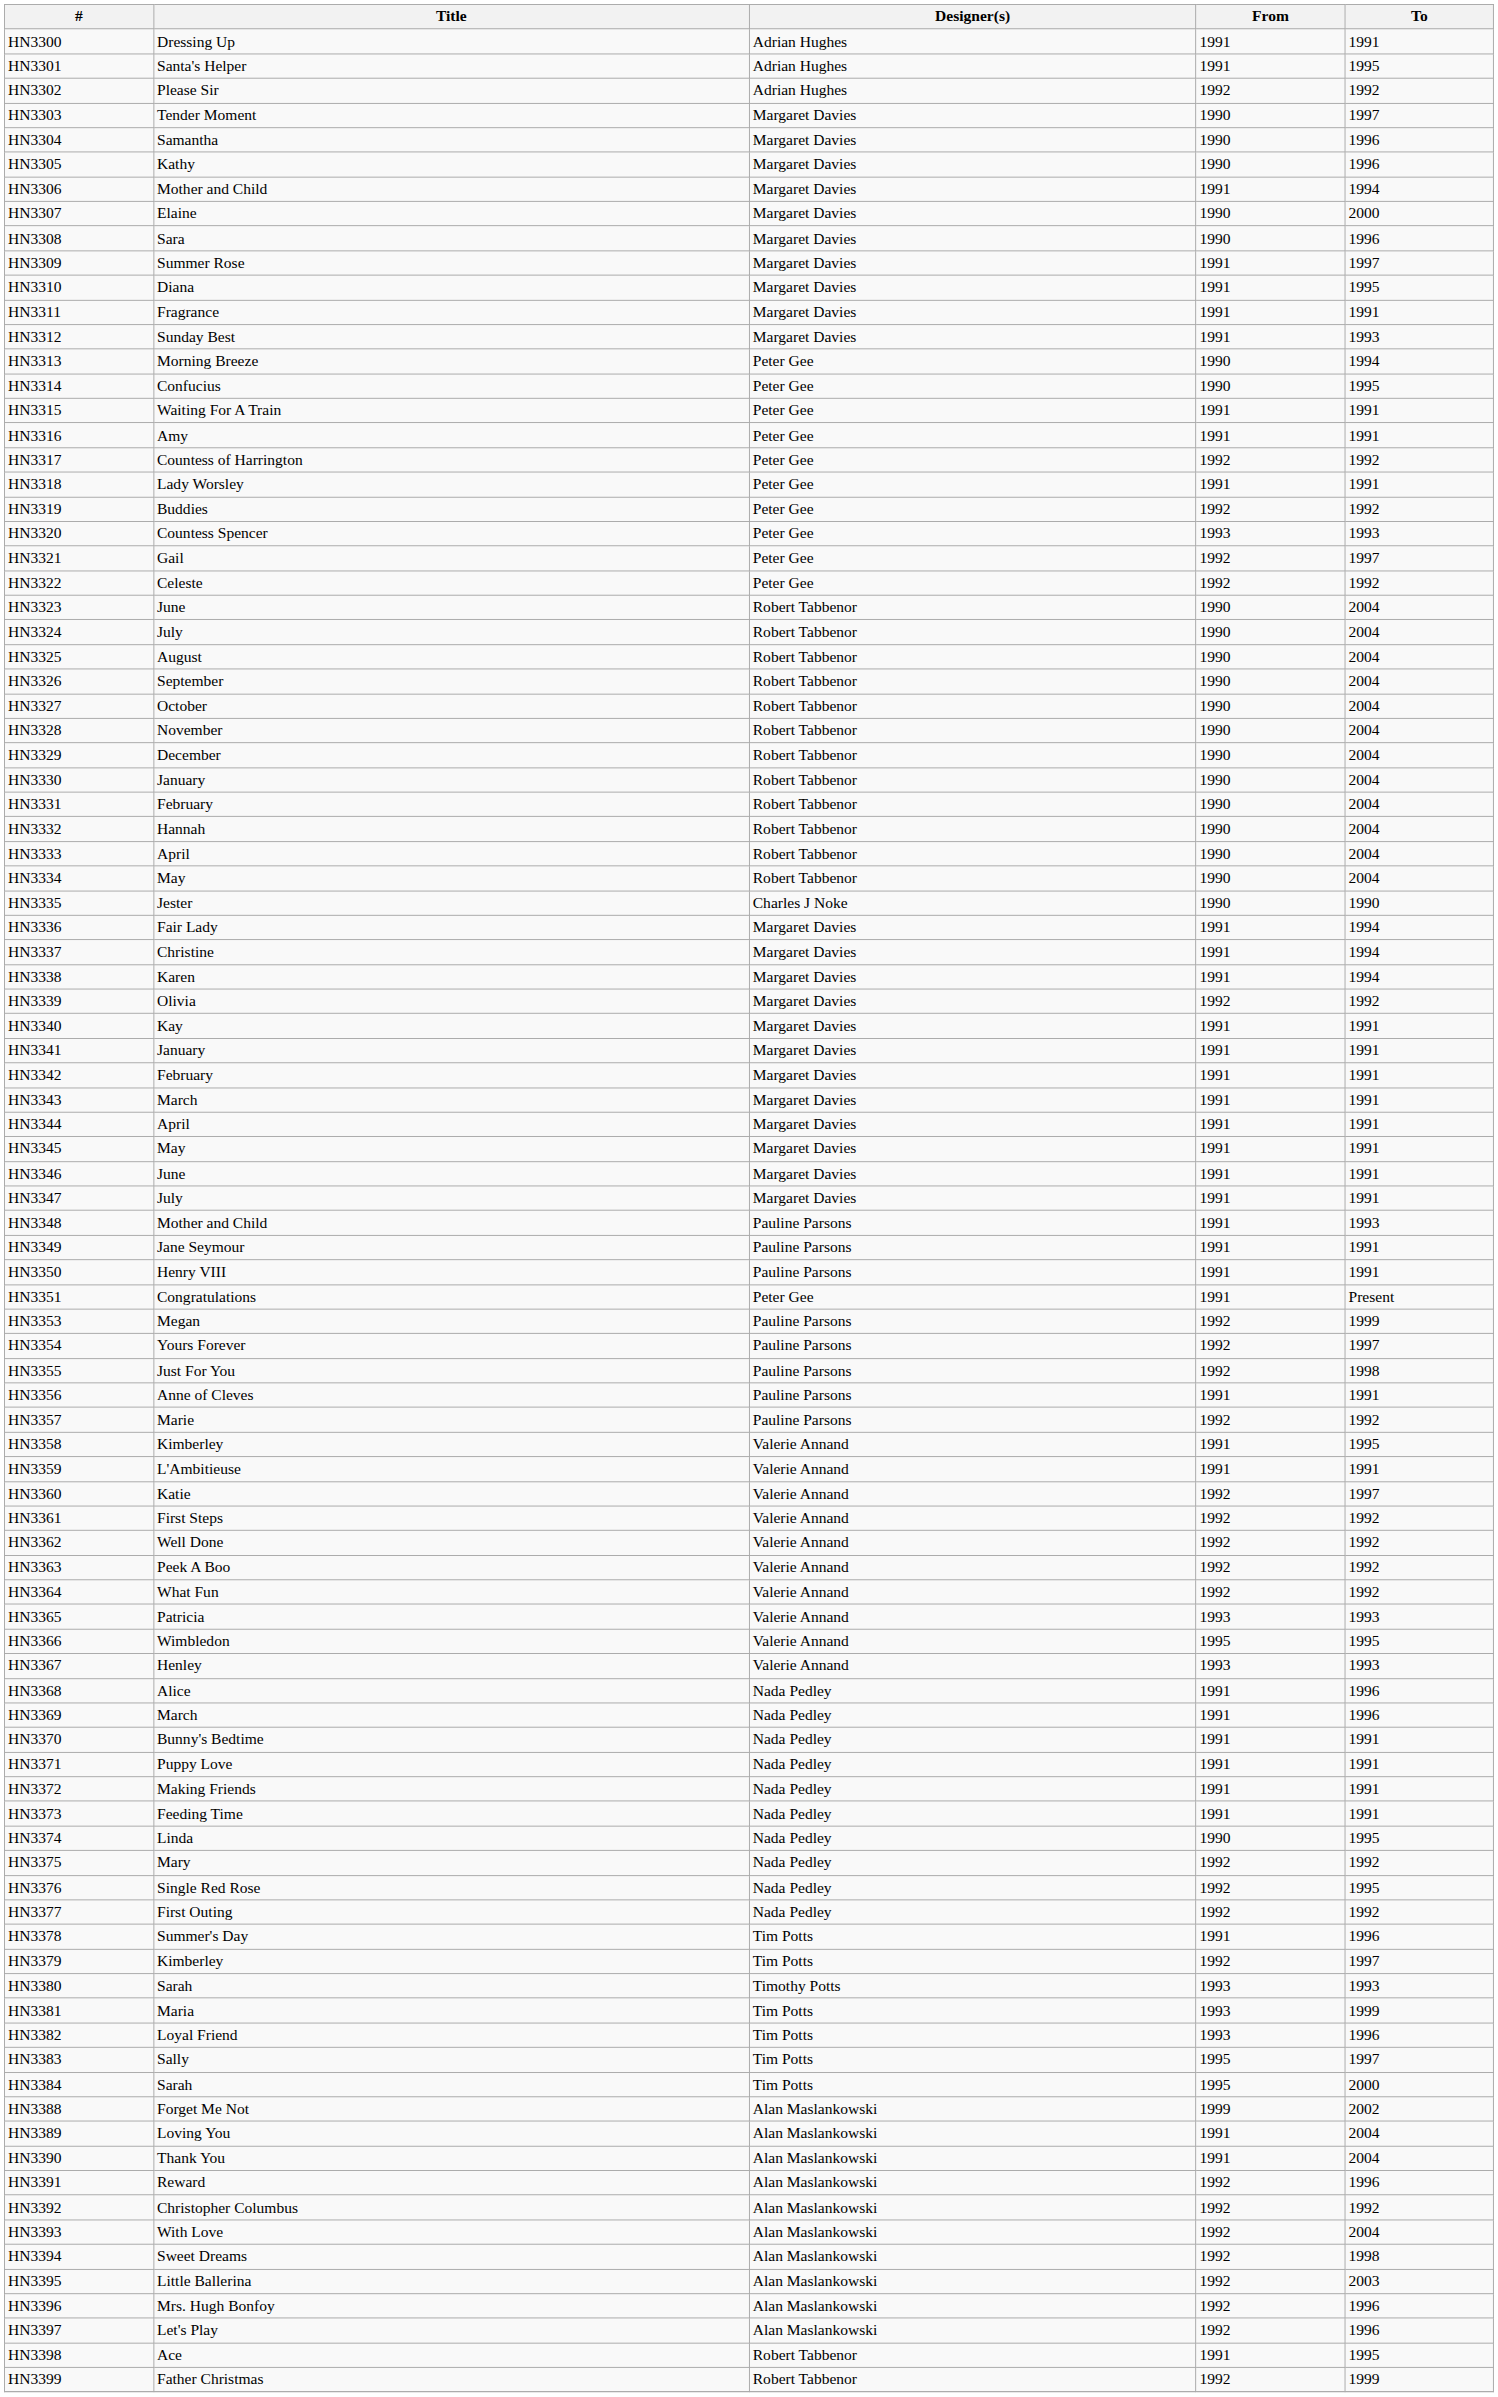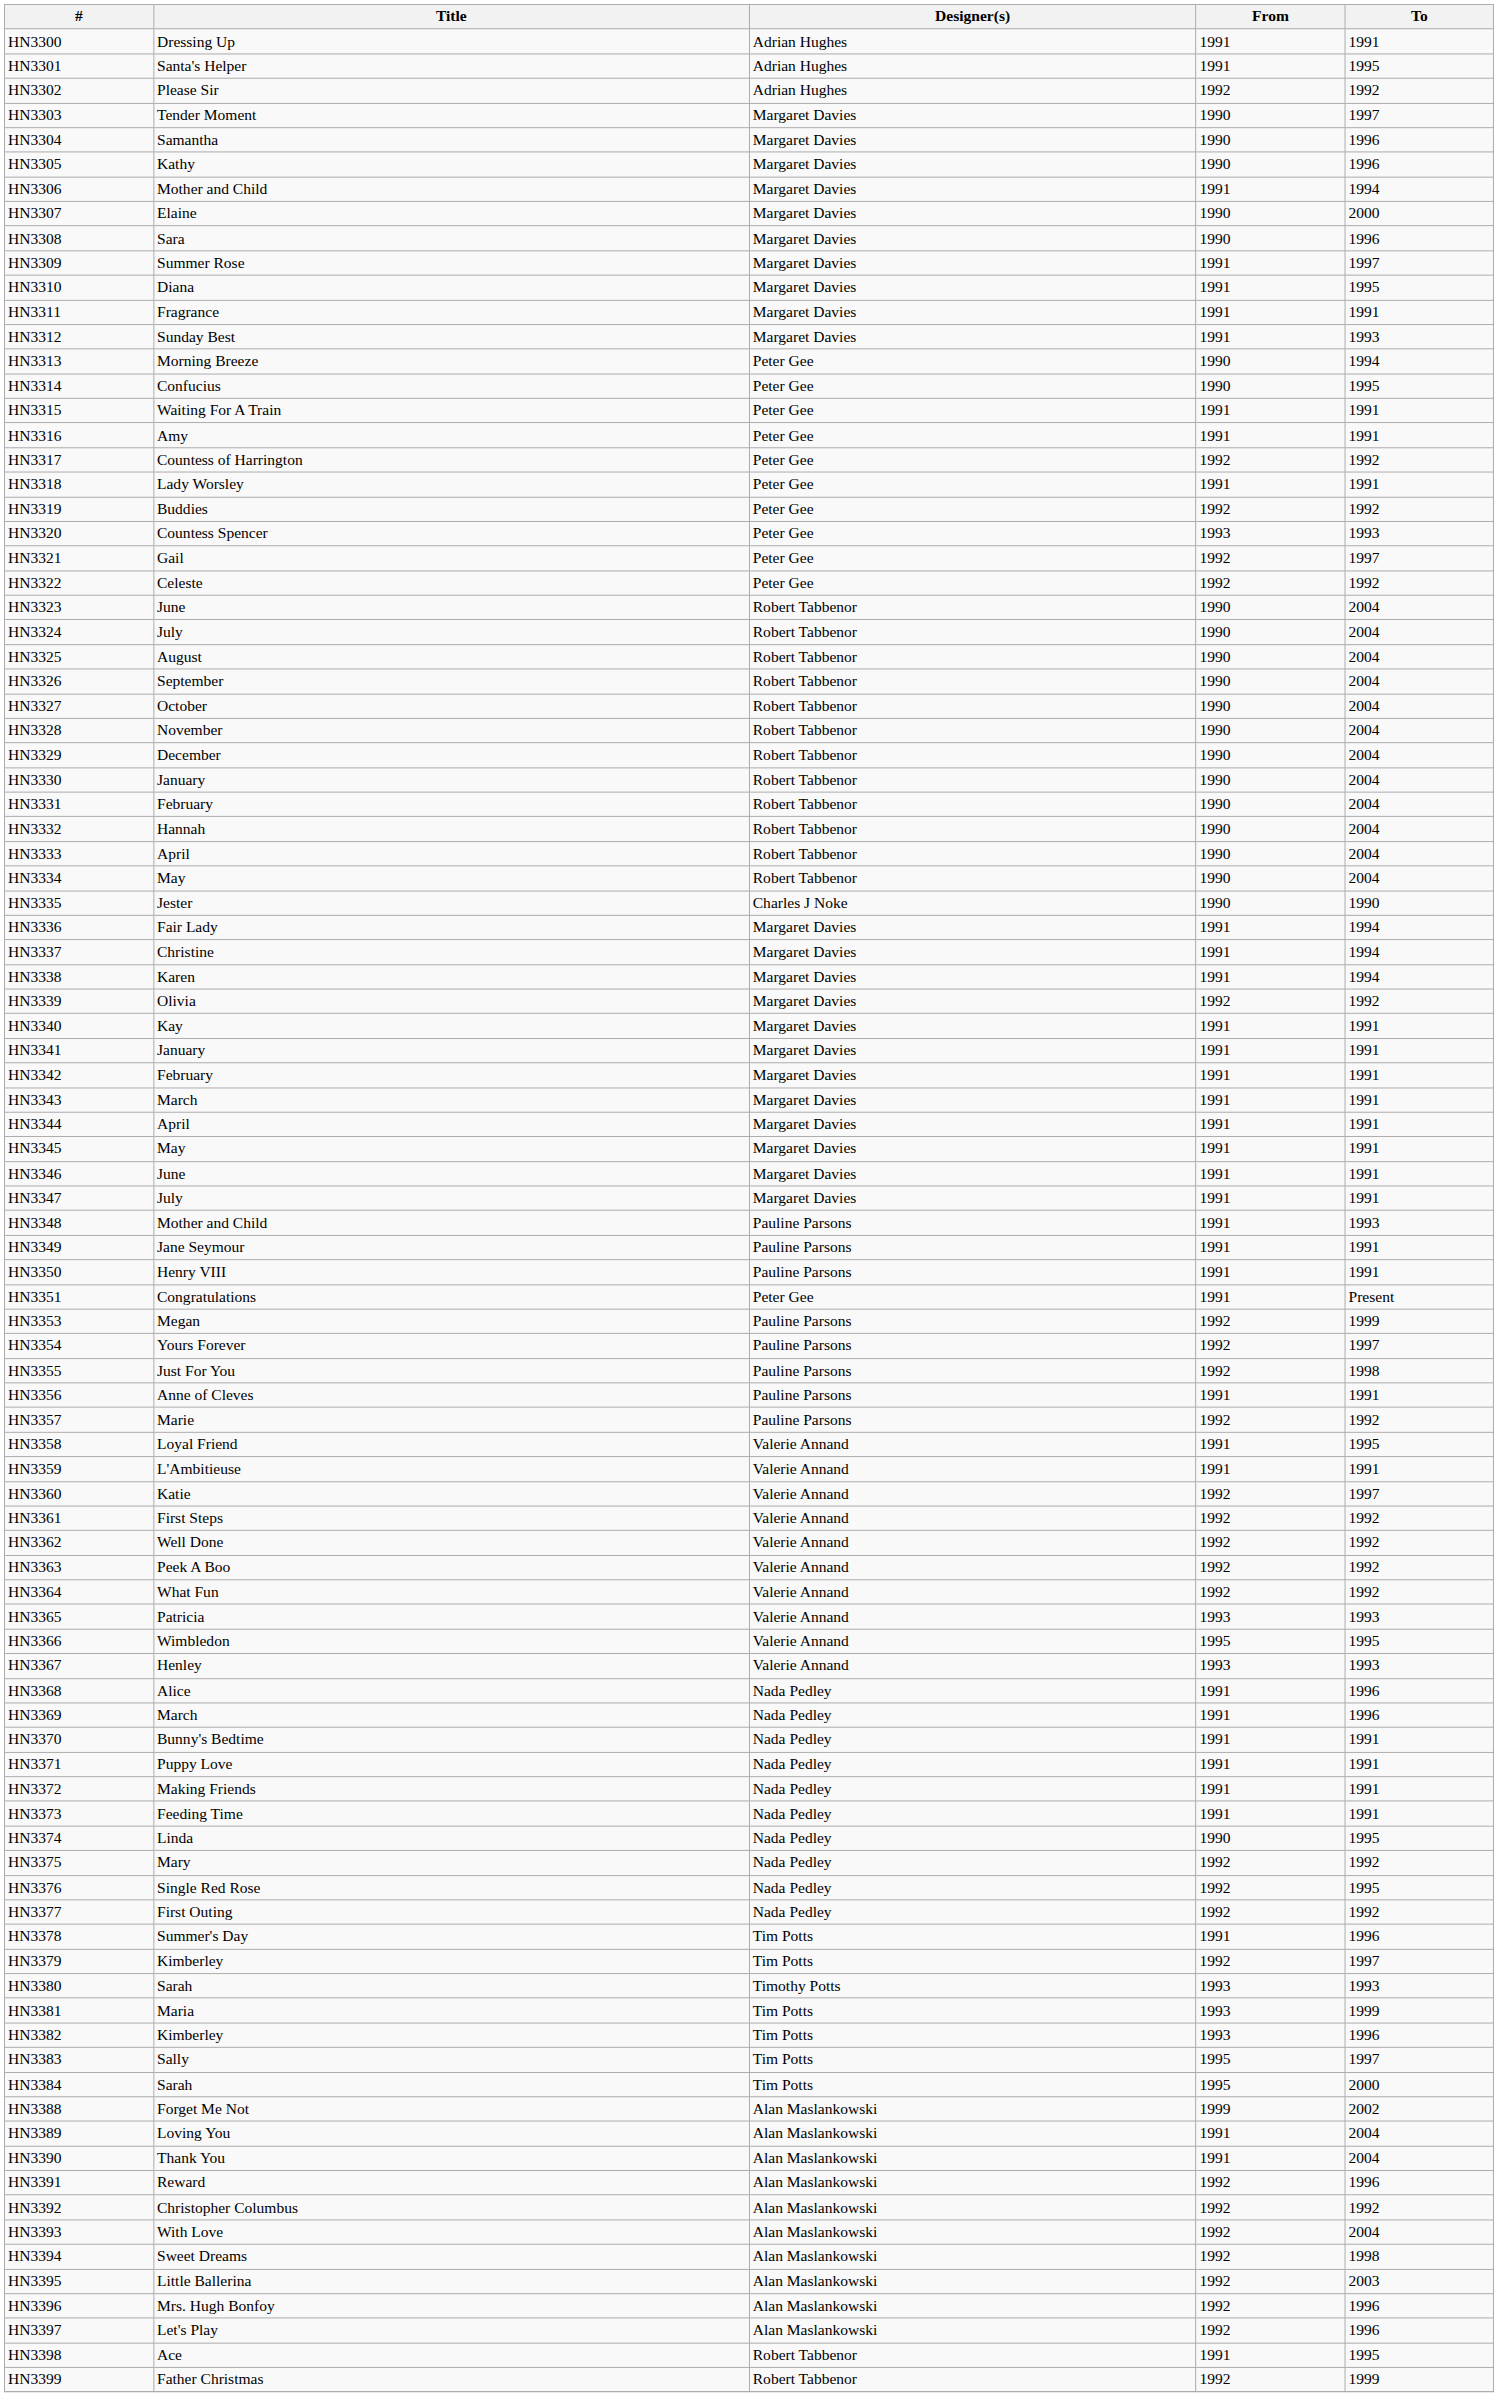(190, 1444) Kimberley -> (197, 1444) Loyal Friend
(197, 2035) Loyal Friend -> (190, 2035) Kimberley
